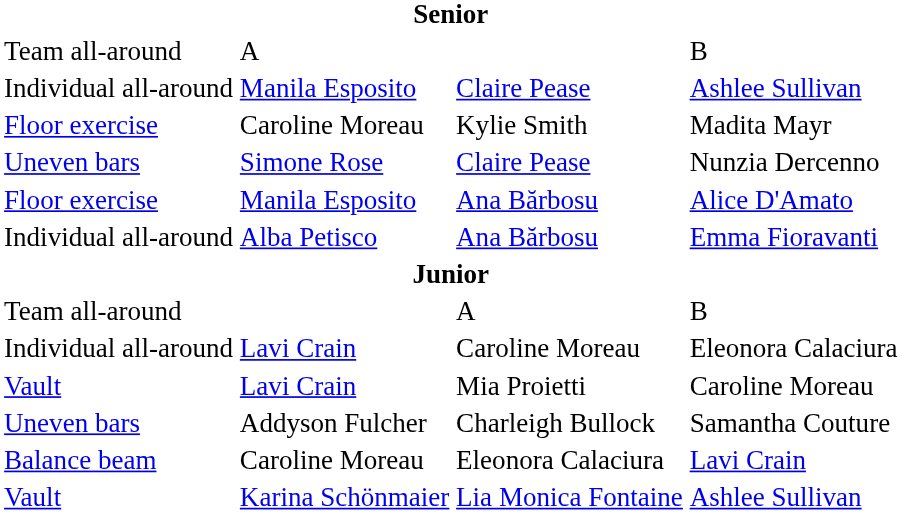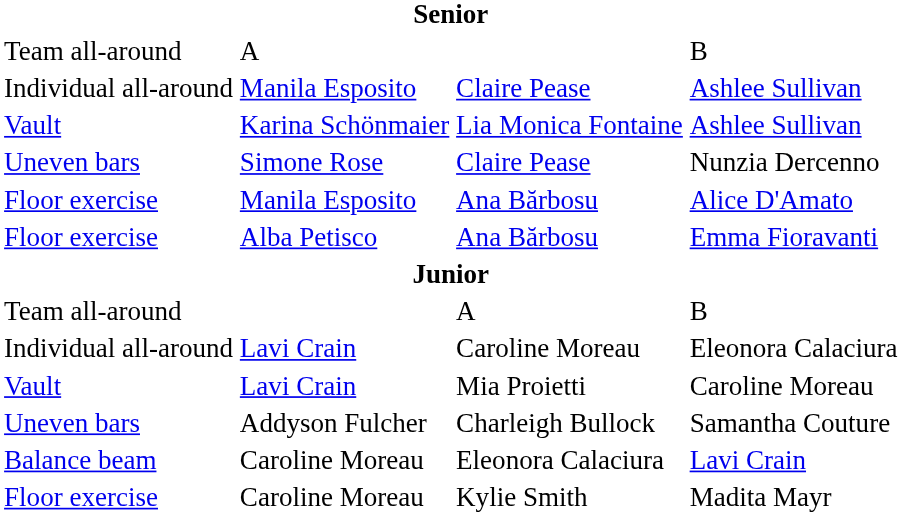rows swapped: (569, 497) <-> (522, 125)
(119, 237) Individual all-around -> (81, 237) Floor exercise
